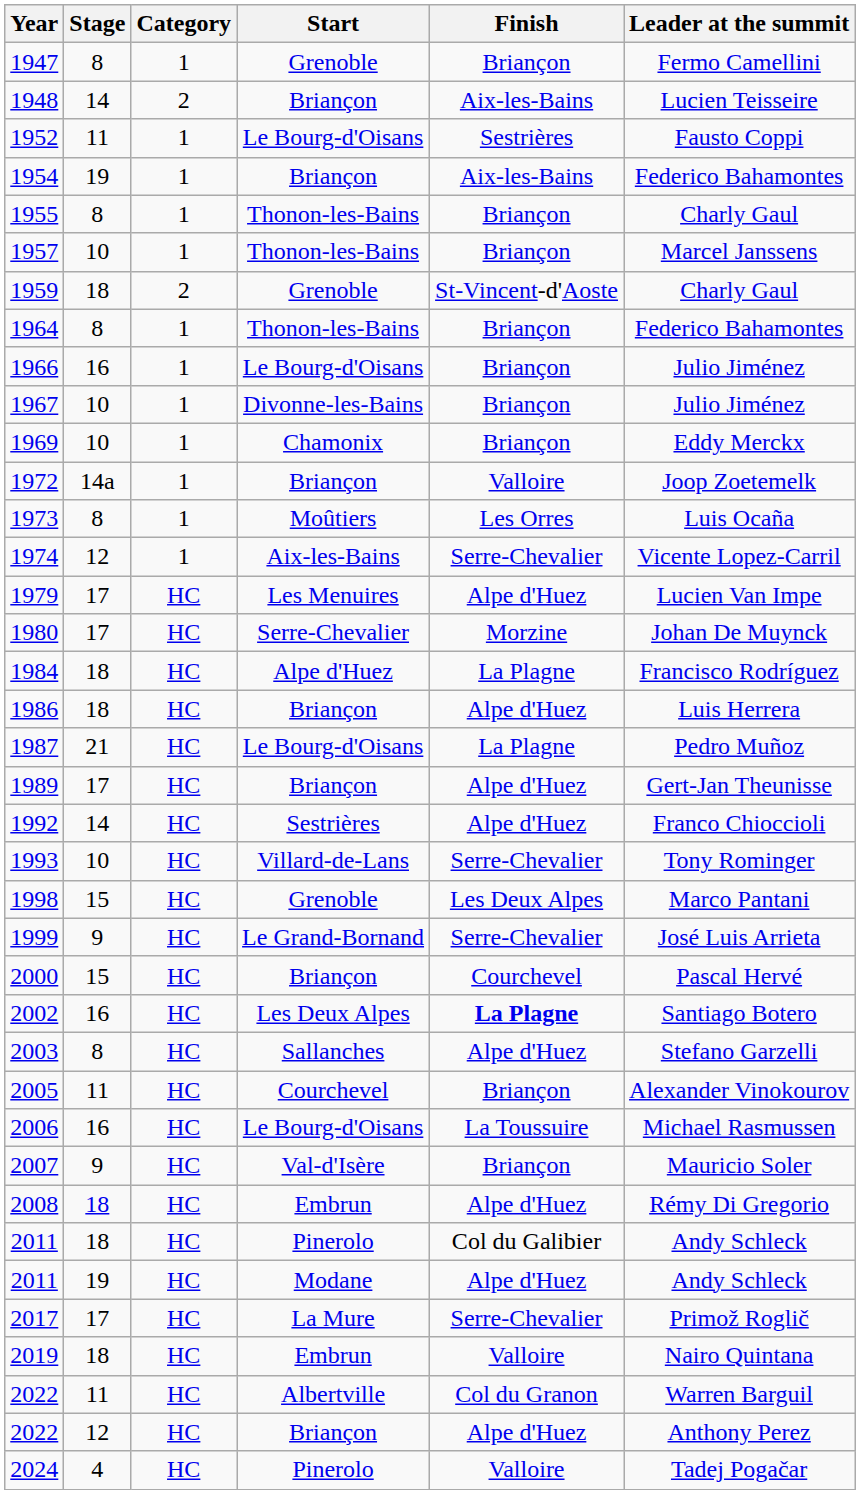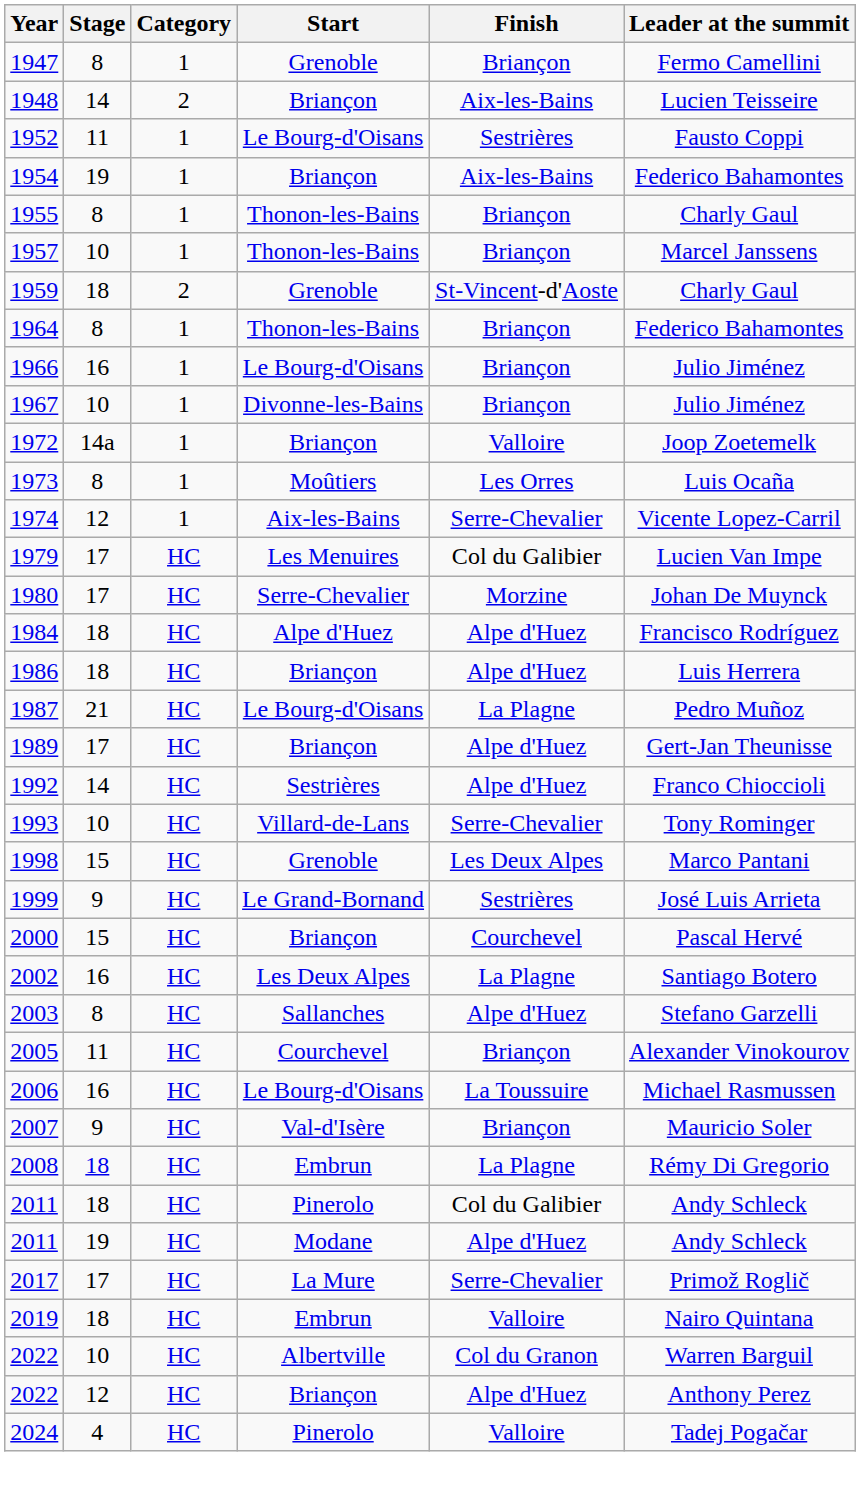- row: (34, 442)
(527, 594) Alpe d'Huez -> (527, 556) Col du Galibier
(527, 670) La Plagne -> (527, 632) Alpe d'Huez
(527, 937) Serre-Chevalier -> (527, 898) Sestrières
(527, 1013) bold -> (527, 975) normal
(527, 1203) Alpe d'Huez -> (527, 1165) La Plagne
(97, 1393) 11 -> (97, 1355) 10
